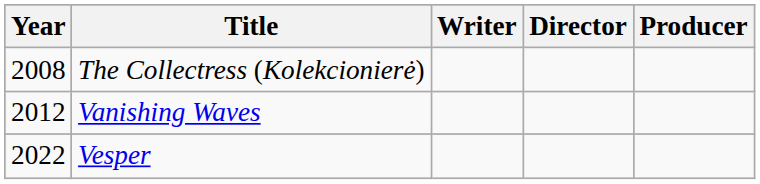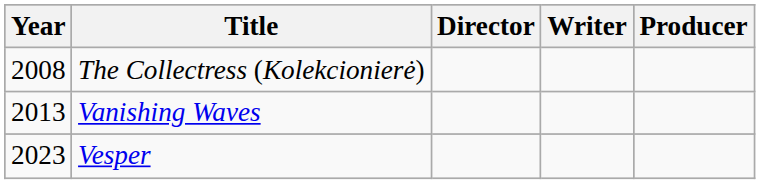columns swapped: (578, 26) <-> (477, 26)
(38, 112) 2012 -> (38, 112) 2013
(38, 155) 2022 -> (38, 155) 2023
